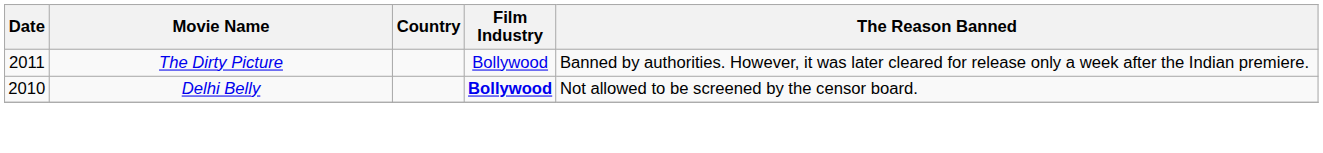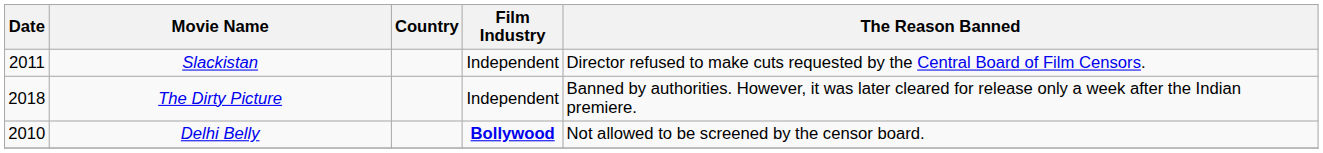+ row: (220, 62)
(27, 62) 2011 -> (27, 98) 2018
(510, 62) Bollywood -> (513, 98) Independent
